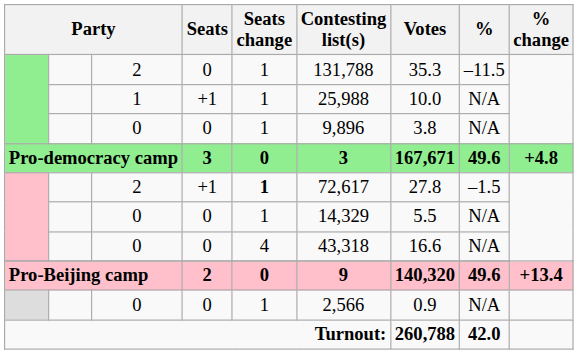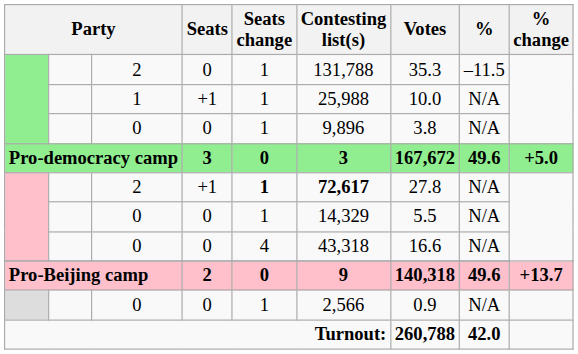(425, 157) 167,671 -> (425, 157) 167,672
(541, 157) +4.8 -> (541, 157) +5.0
(343, 187) normal -> (343, 187) bold
(484, 187) –1.5 -> (484, 187) N/A
(425, 275) 140,320 -> (425, 275) 140,318
(541, 275) +13.4 -> (541, 275) +13.7
